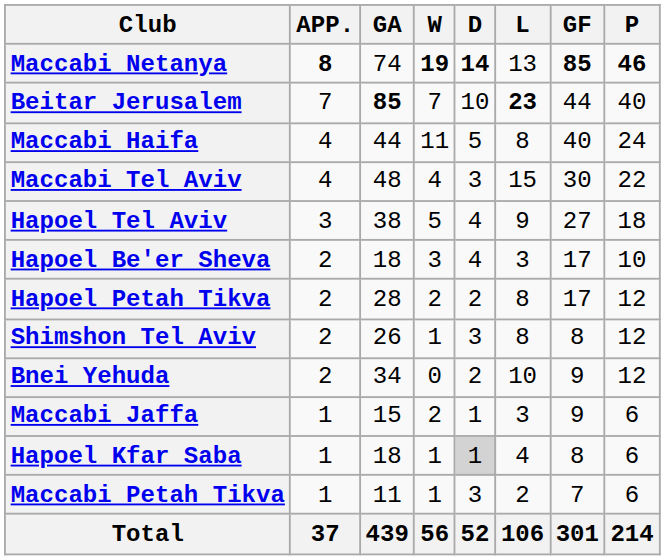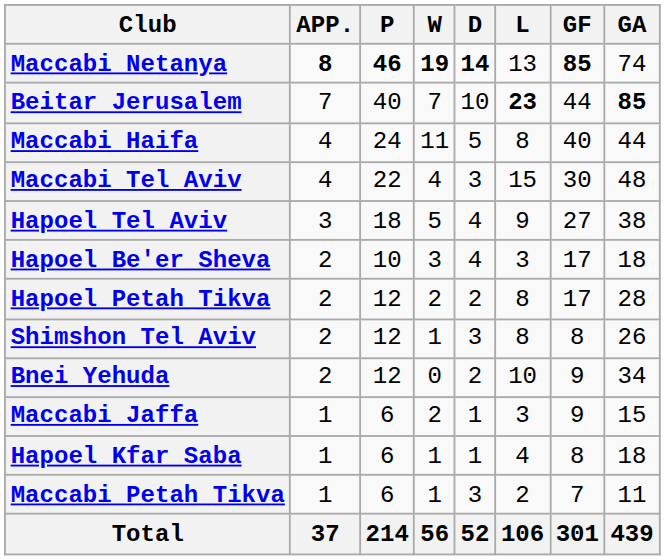columns swapped: (632, 25) <-> (387, 25)
(475, 456) lightgrey background -> (475, 456) no background
